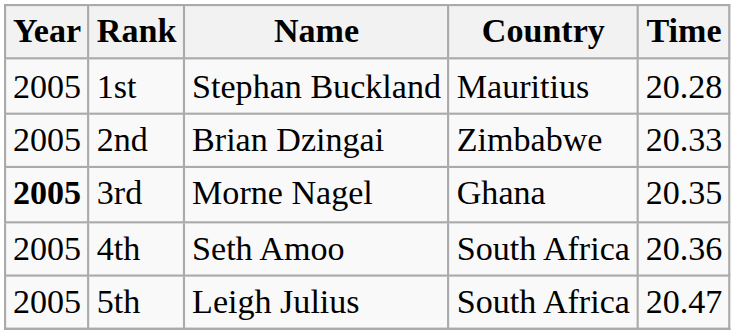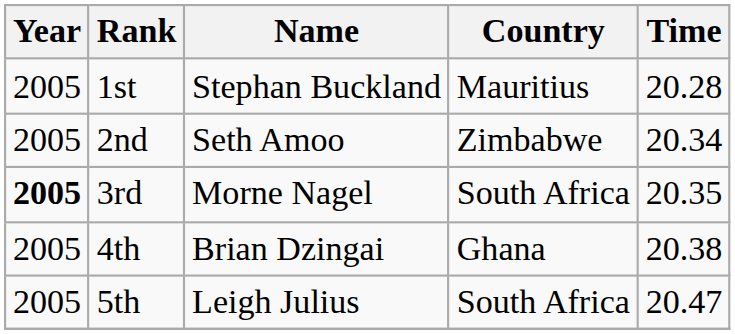(288, 139) Brian Dzingai -> (268, 139) Seth Amoo
(684, 139) 20.33 -> (684, 139) 20.34
(501, 193) Ghana -> (543, 193) South Africa
(268, 247) Seth Amoo -> (288, 247) Brian Dzingai
(543, 247) South Africa -> (501, 247) Ghana
(684, 247) 20.36 -> (684, 247) 20.38
